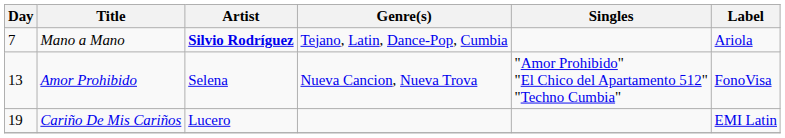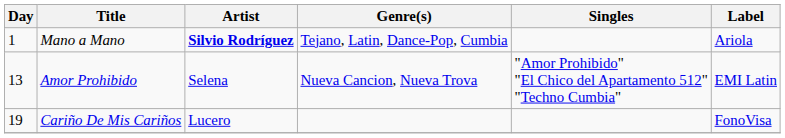(12, 39) 7 -> (12, 39) 1
(743, 80) FonoVisa -> (746, 80) EMI Latin
(746, 120) EMI Latin -> (743, 120) FonoVisa
